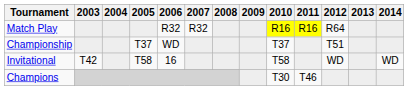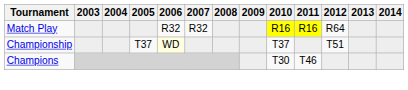(171, 45) no background -> (171, 45) lightyellow background
- row: (31, 61)
